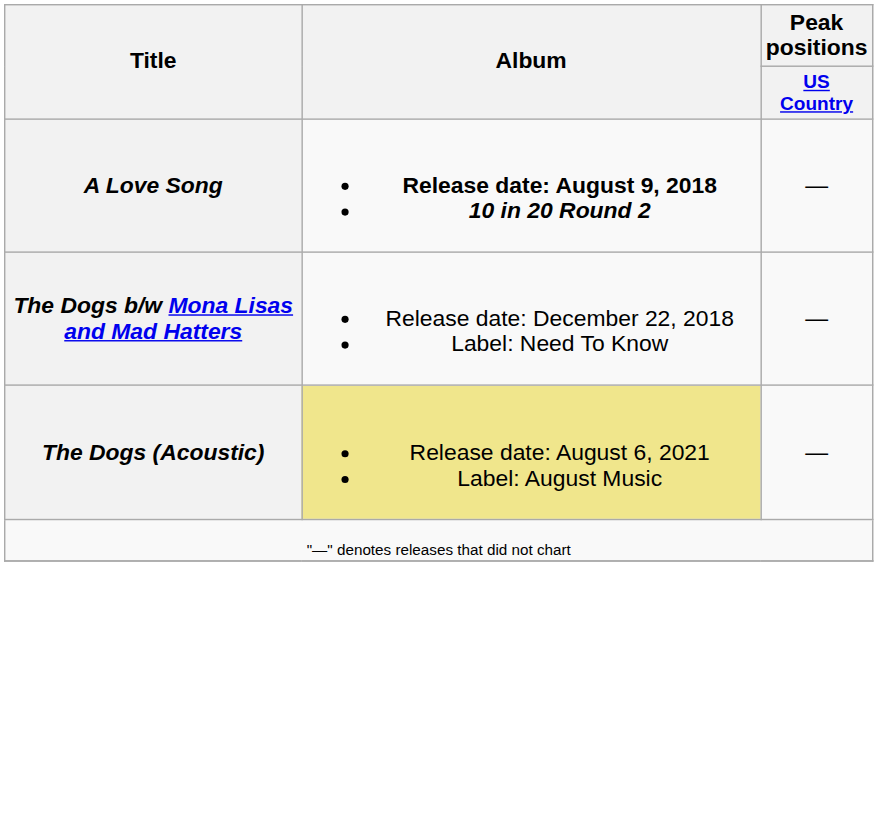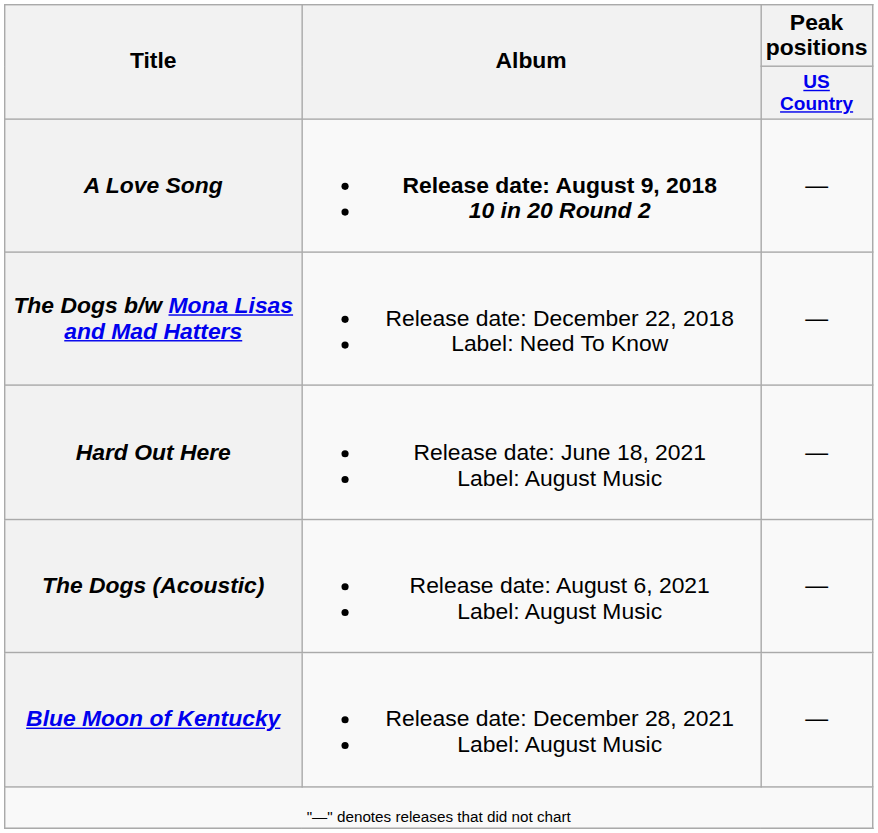+ row: (153, 452)
(531, 465) khaki background -> (531, 599) no background
+ row: (153, 719)
